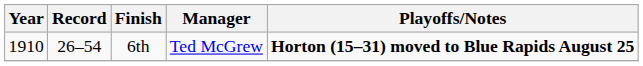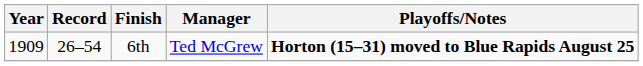(26, 46) 1910 -> (26, 46) 1909
